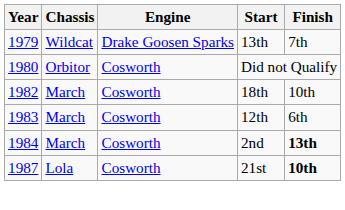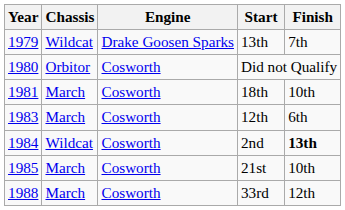(23, 92) 1982 -> (23, 92) 1981
(65, 142) March -> (69, 142) Wildcat
(23, 167) 1987 -> (23, 167) 1985
(59, 167) Lola -> (65, 167) March
(302, 167) bold -> (302, 167) normal
+ row: (255, 192)
